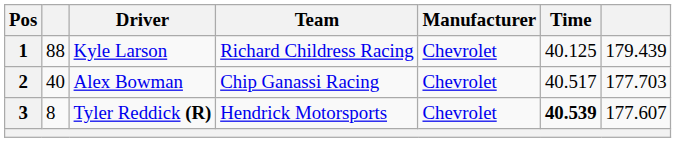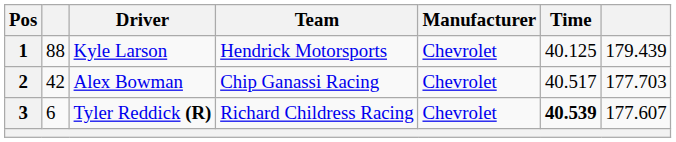(317, 51) Richard Childress Racing -> (304, 51) Hendrick Motorsports
(55, 82) 40 -> (55, 82) 42
(51, 113) 8 -> (51, 113) 6
(304, 113) Hendrick Motorsports -> (317, 113) Richard Childress Racing
